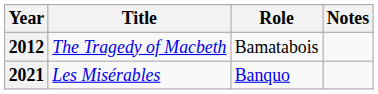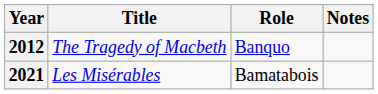(277, 46) Bamatabois -> (262, 46) Banquo
(262, 74) Banquo -> (277, 74) Bamatabois
